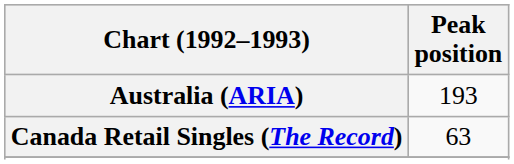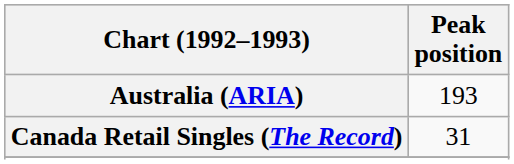(458, 136) 63 -> (458, 136) 31
